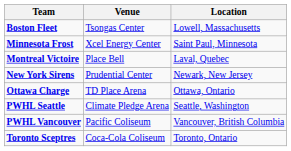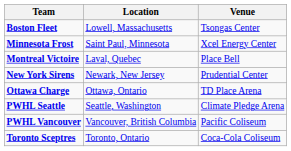columns swapped: (229, 11) <-> (127, 11)
